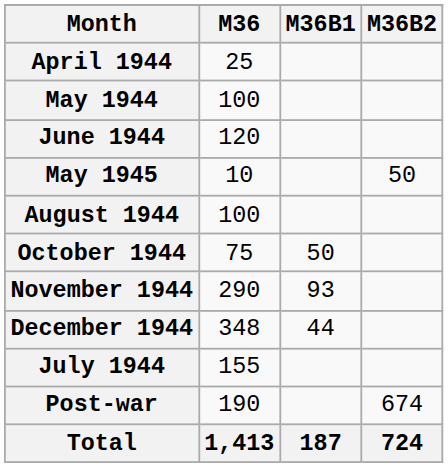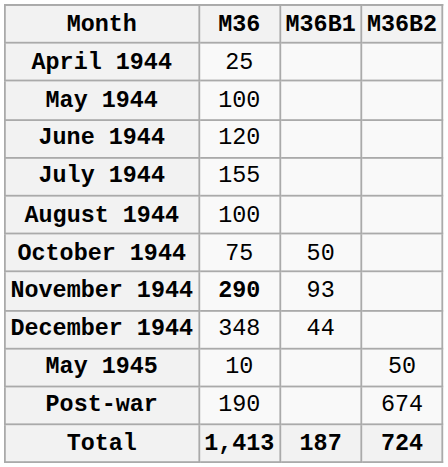rows swapped: (102, 367) <-> (102, 177)
(239, 291) normal -> (239, 291) bold
